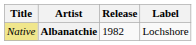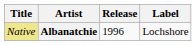(113, 31) 1982 -> (113, 31) 1996
